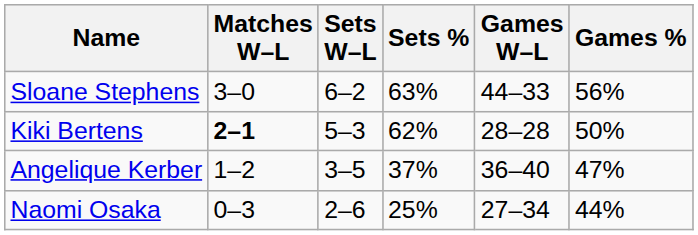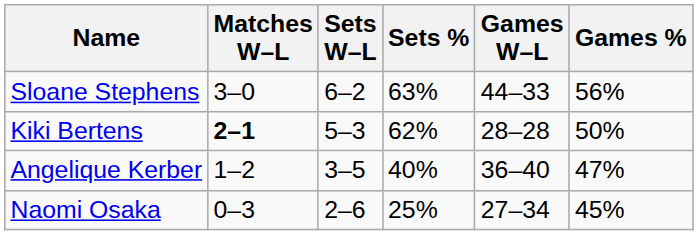(413, 170) 37% -> (413, 170) 40%
(600, 209) 44% -> (600, 209) 45%
